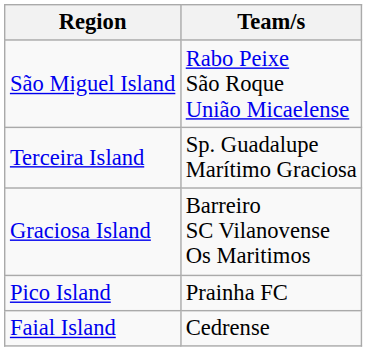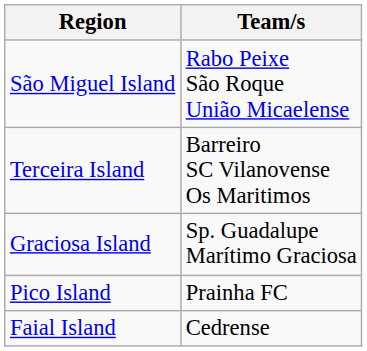(271, 157) Sp. Guadalupe Marítimo Graciosa -> (258, 170) Barreiro SC Vilanovense Os Maritimos
(258, 231) Barreiro SC Vilanovense Os Maritimos -> (271, 243) Sp. Guadalupe Marítimo Graciosa
